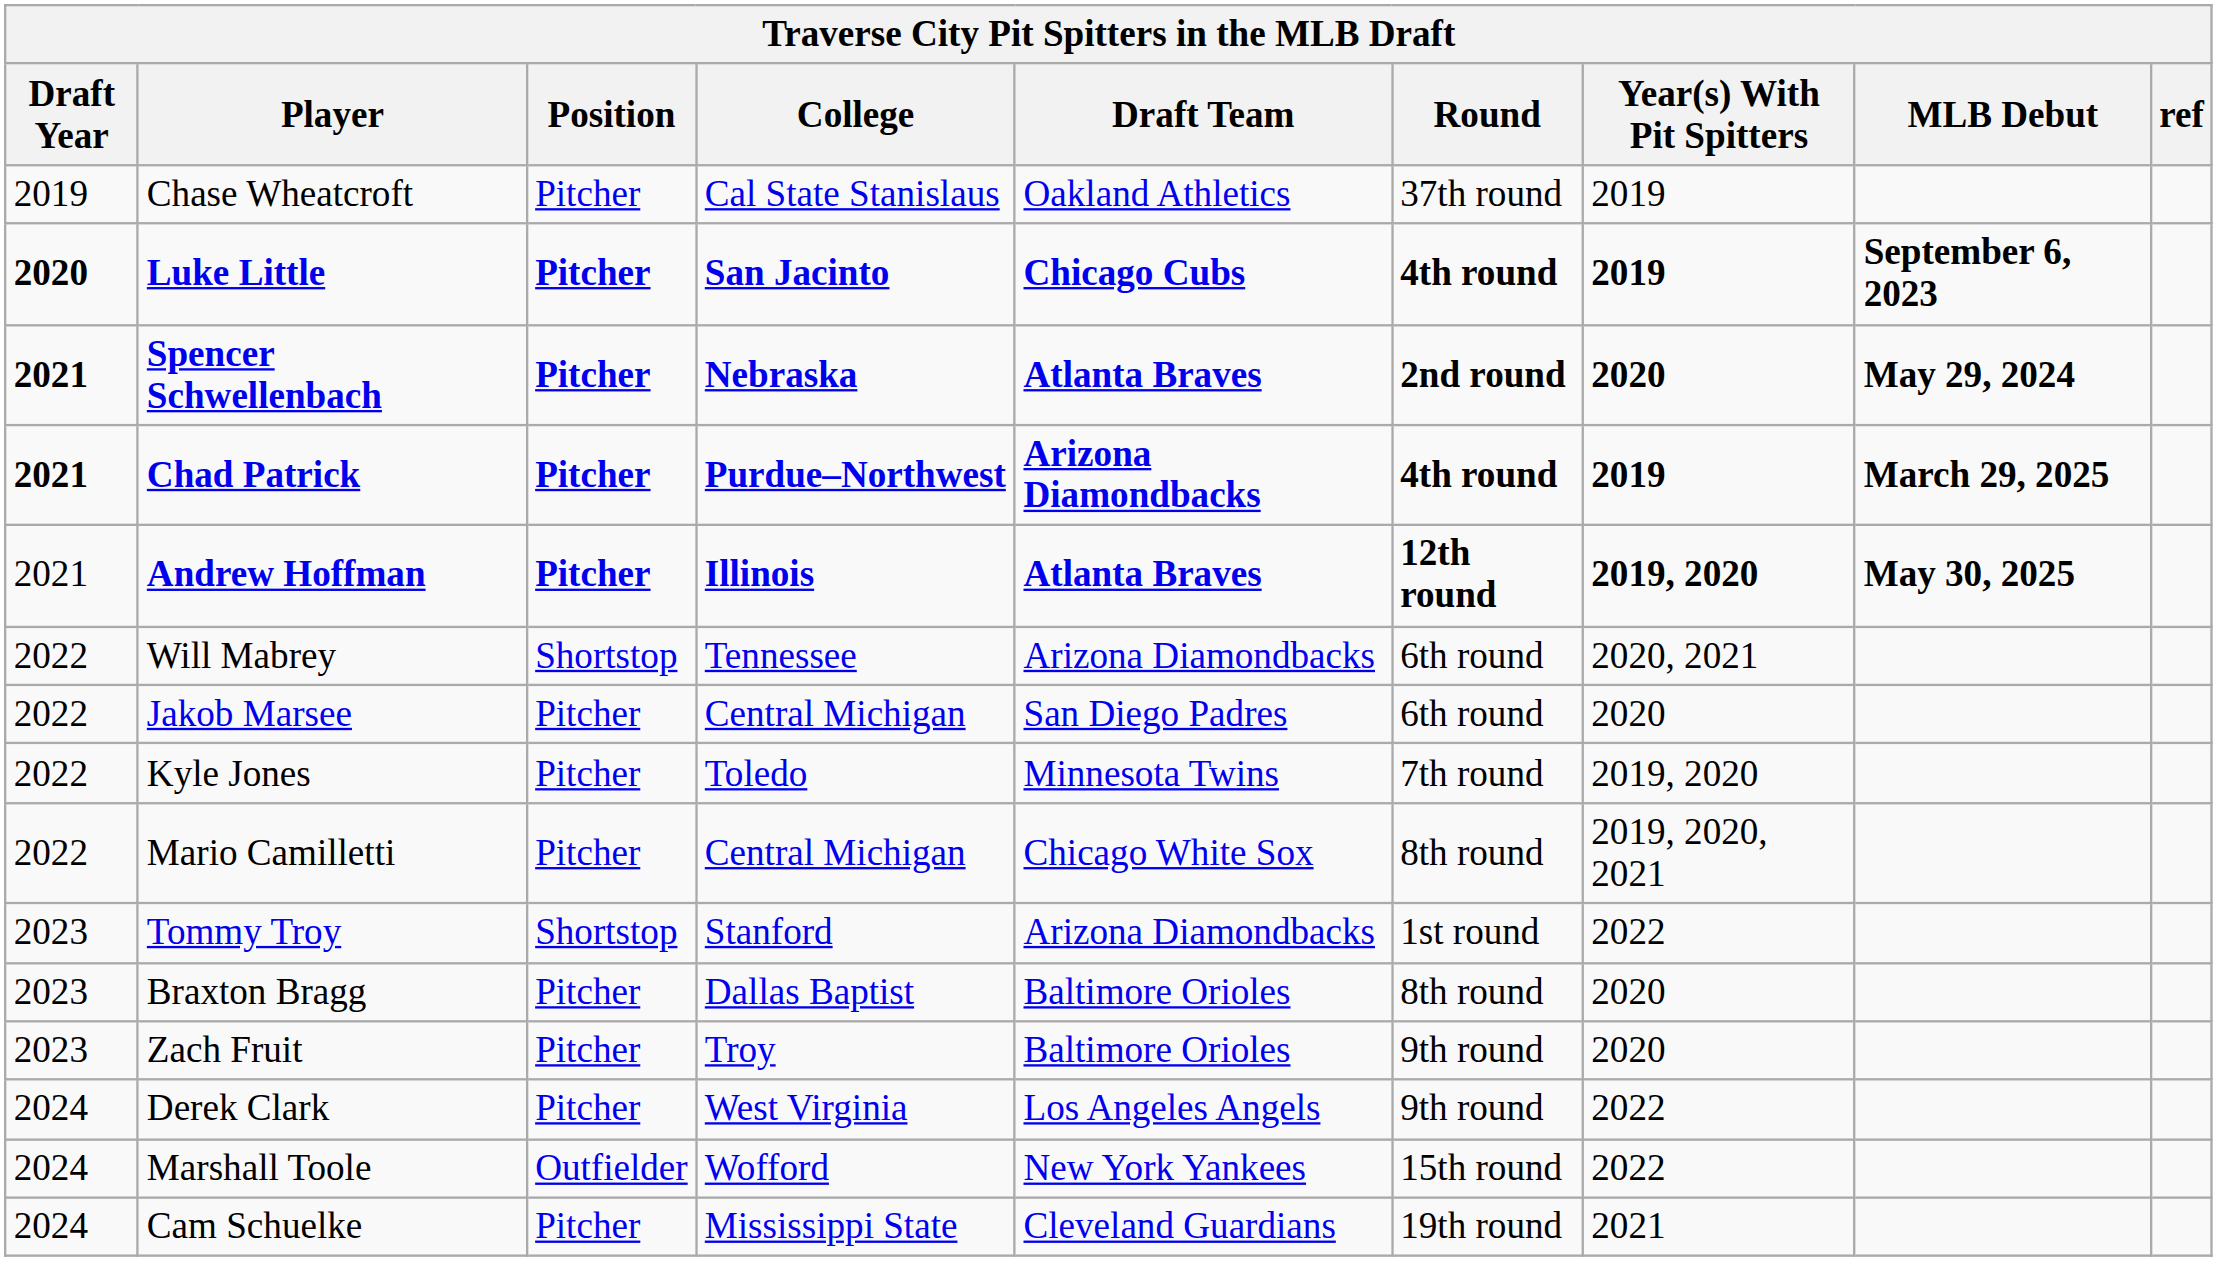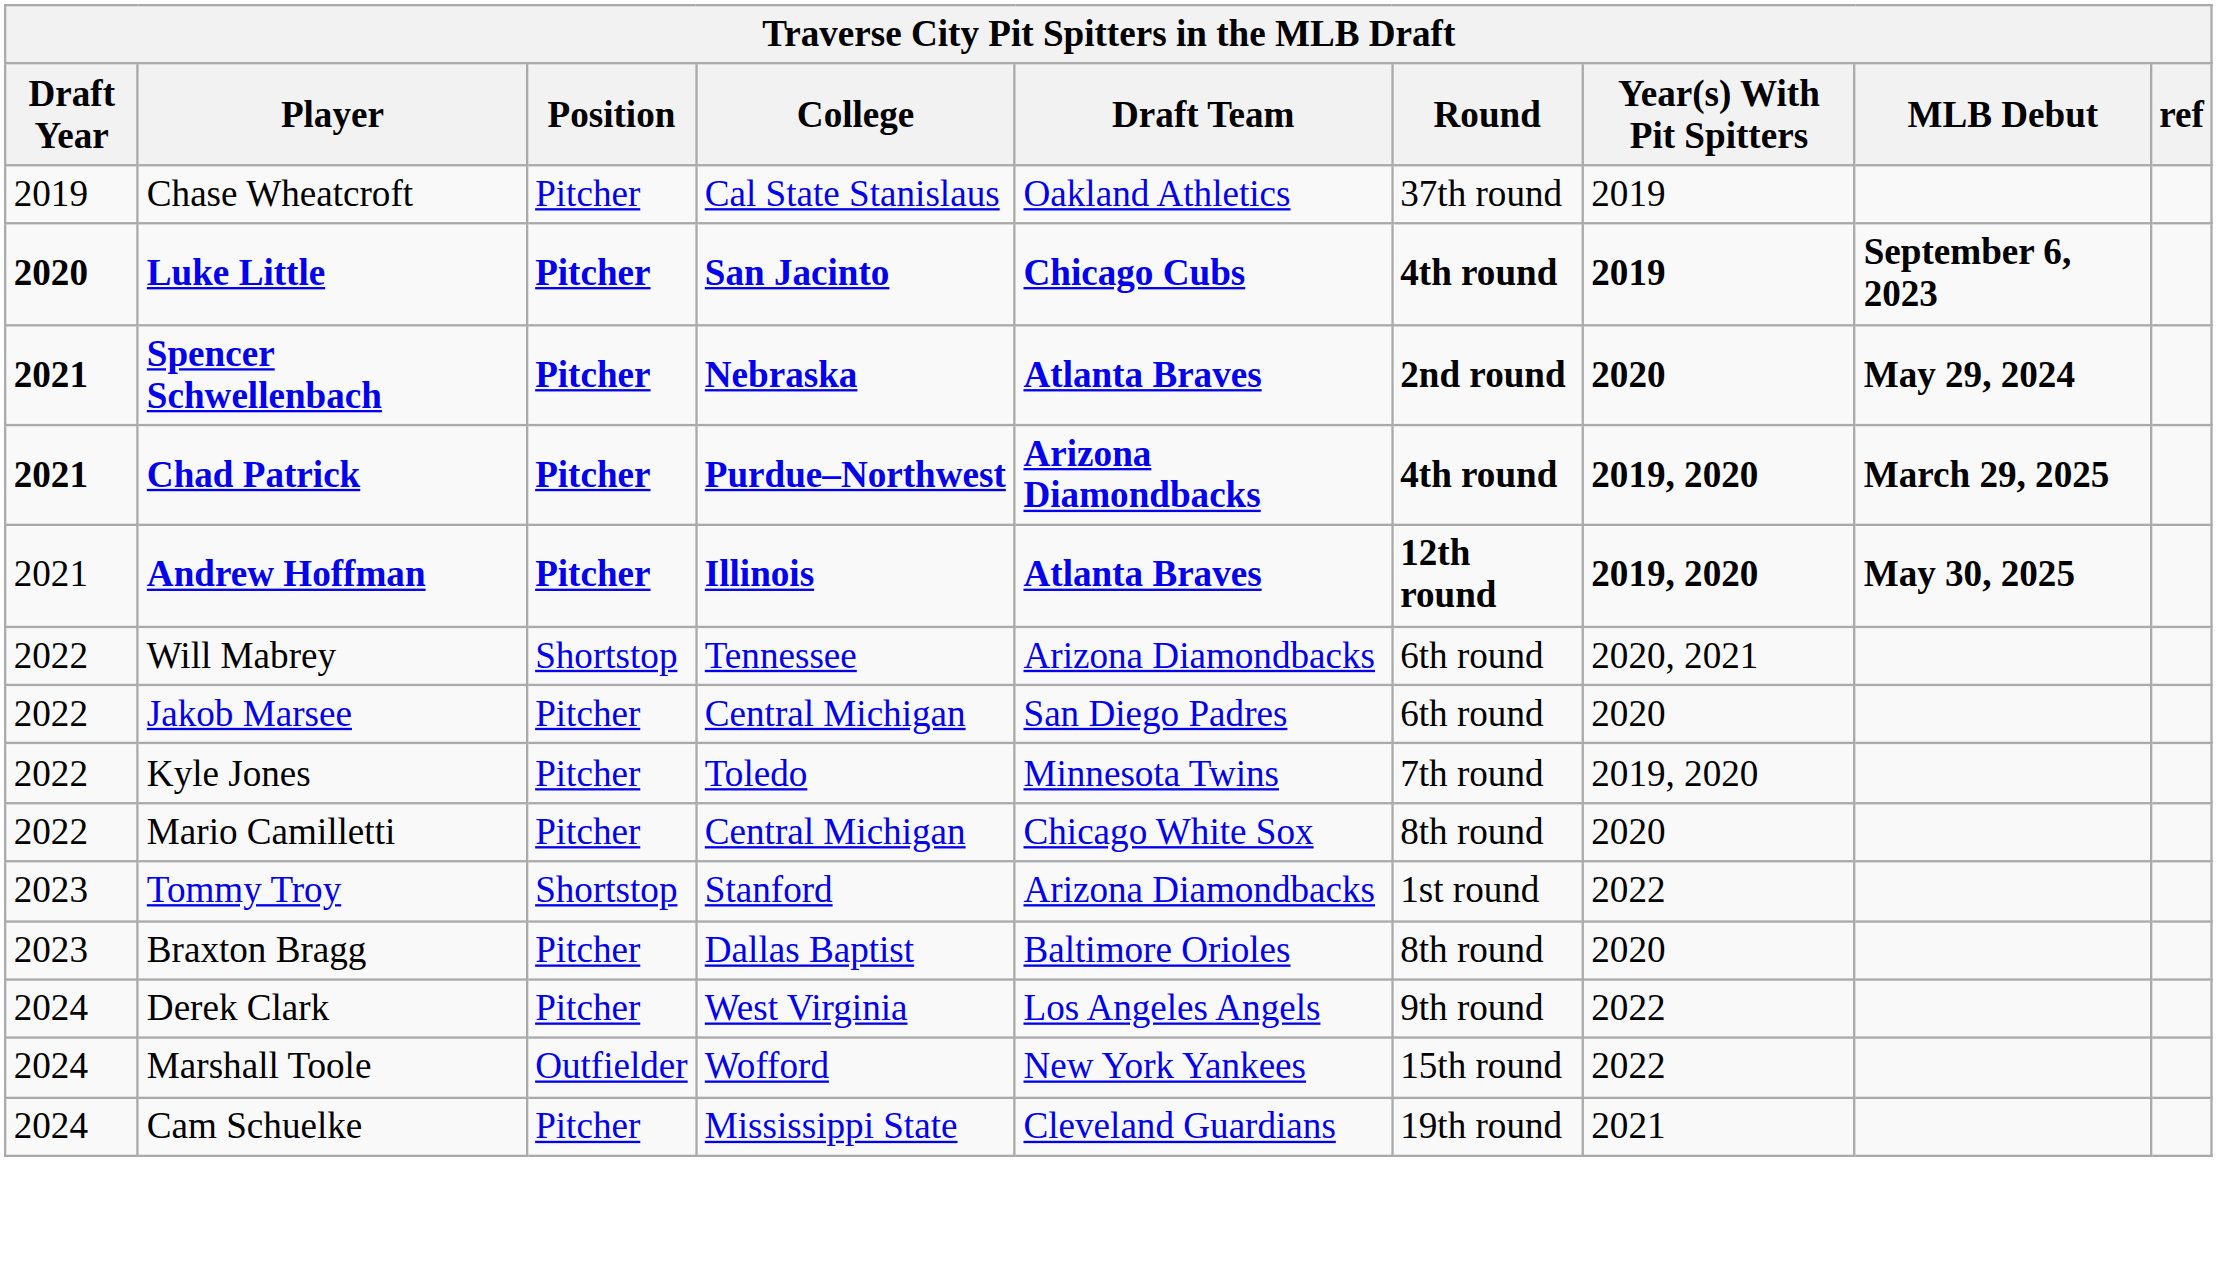(1628, 474) 2019 -> (1675, 474) 2019, 2020
(1679, 852) 2019, 2020, 2021 -> (1628, 831) 2020
- row: (225, 1049)
